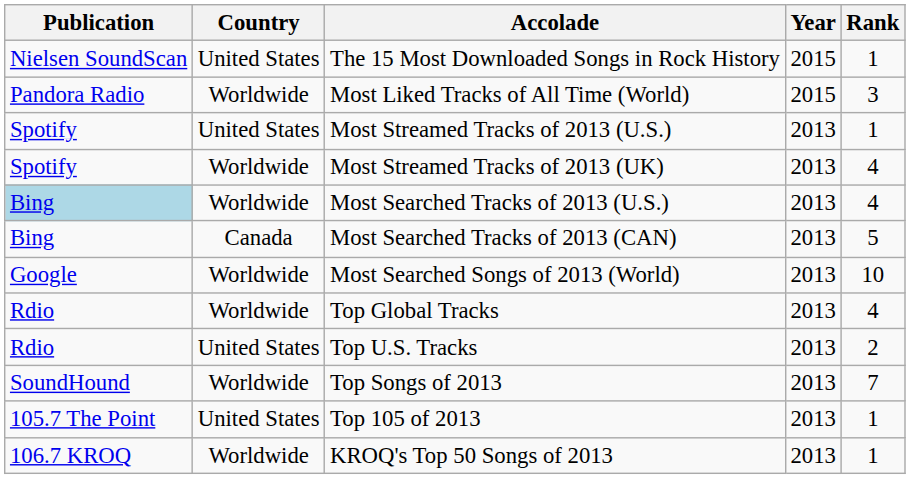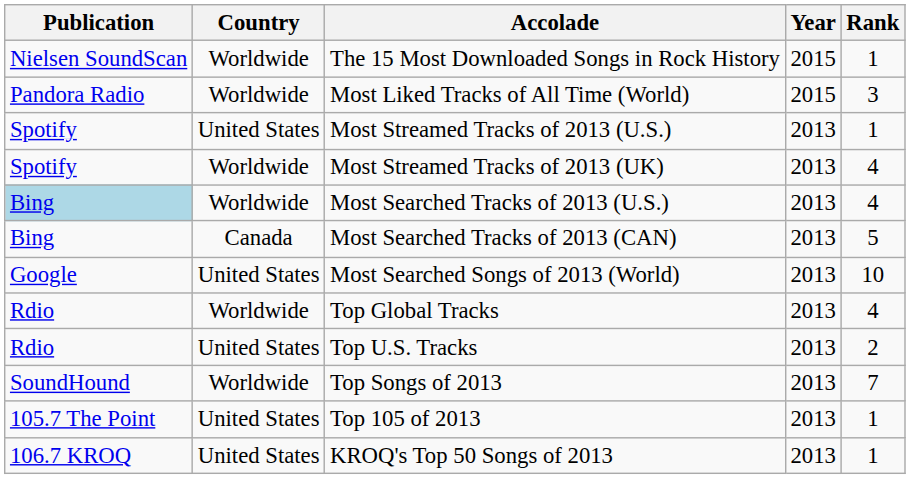(259, 58) United States -> (259, 58) Worldwide
(259, 274) Worldwide -> (259, 274) United States
(259, 454) Worldwide -> (259, 454) United States
